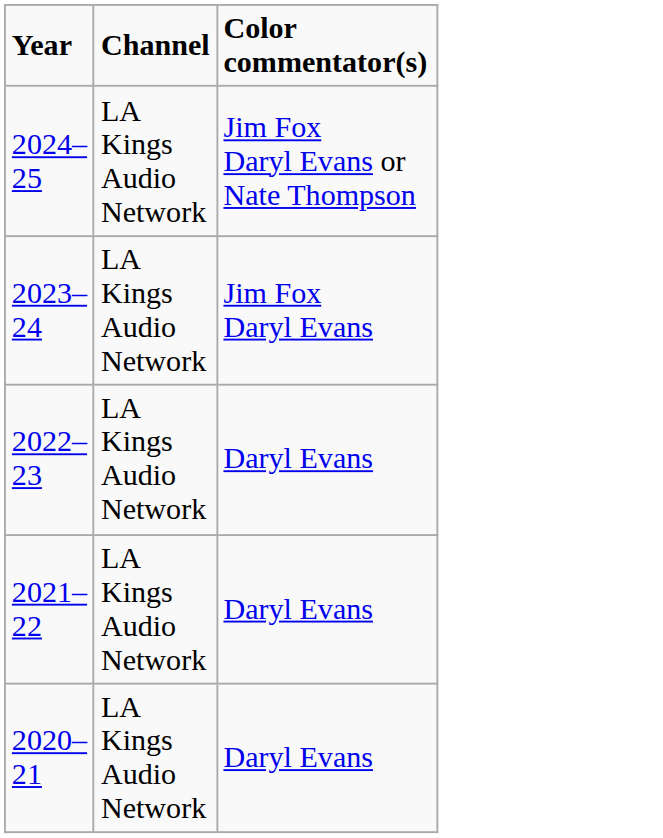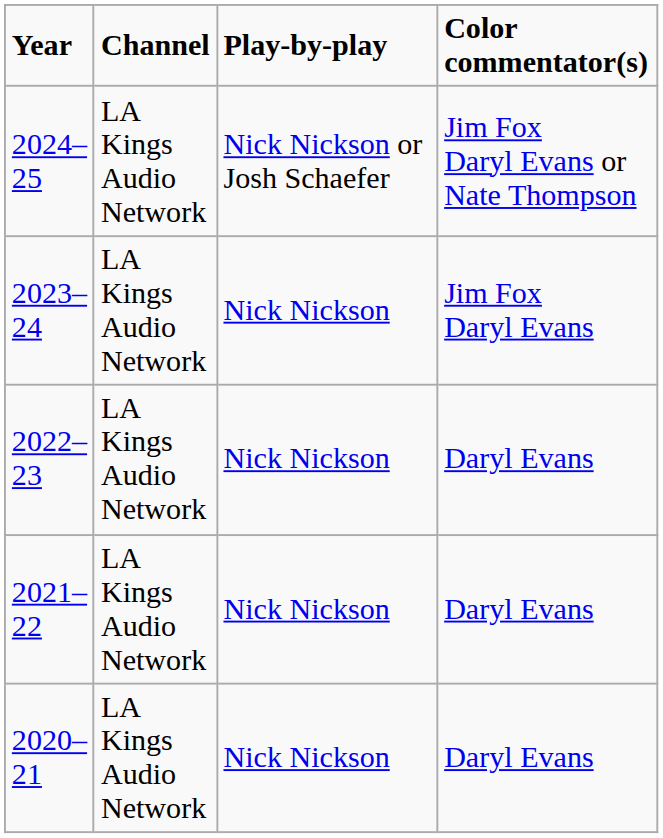+ column: (305, 45)
